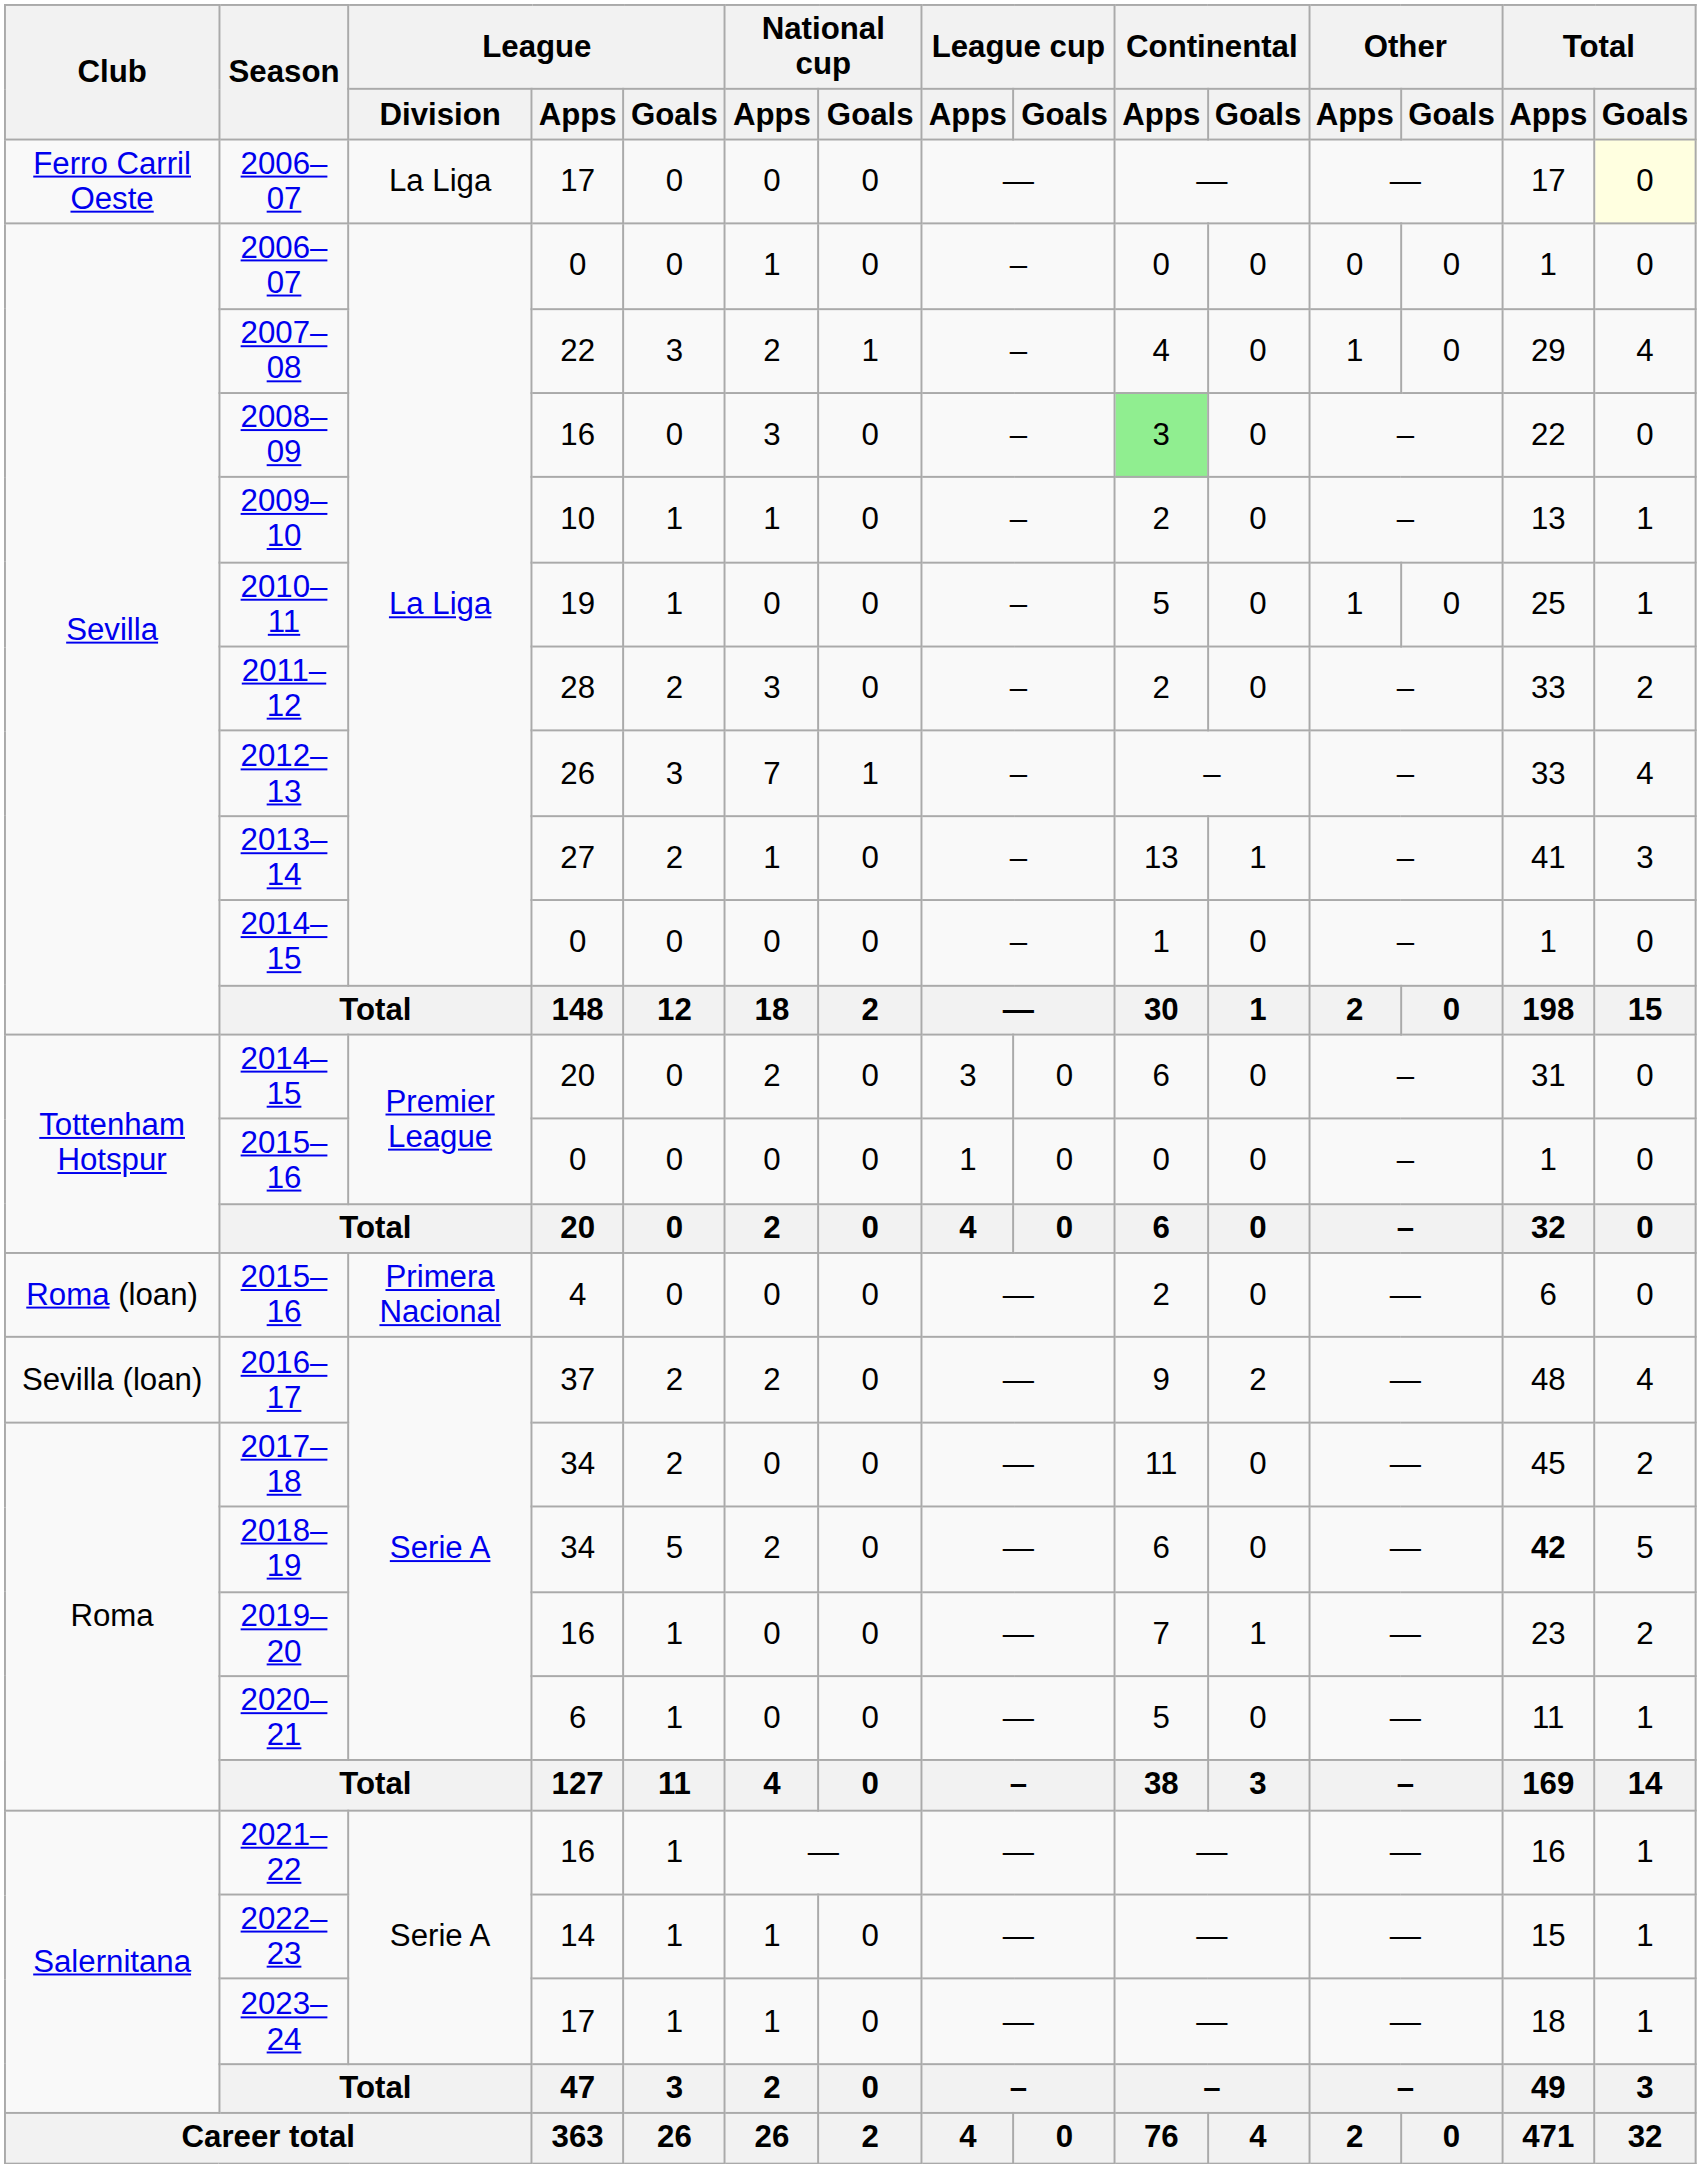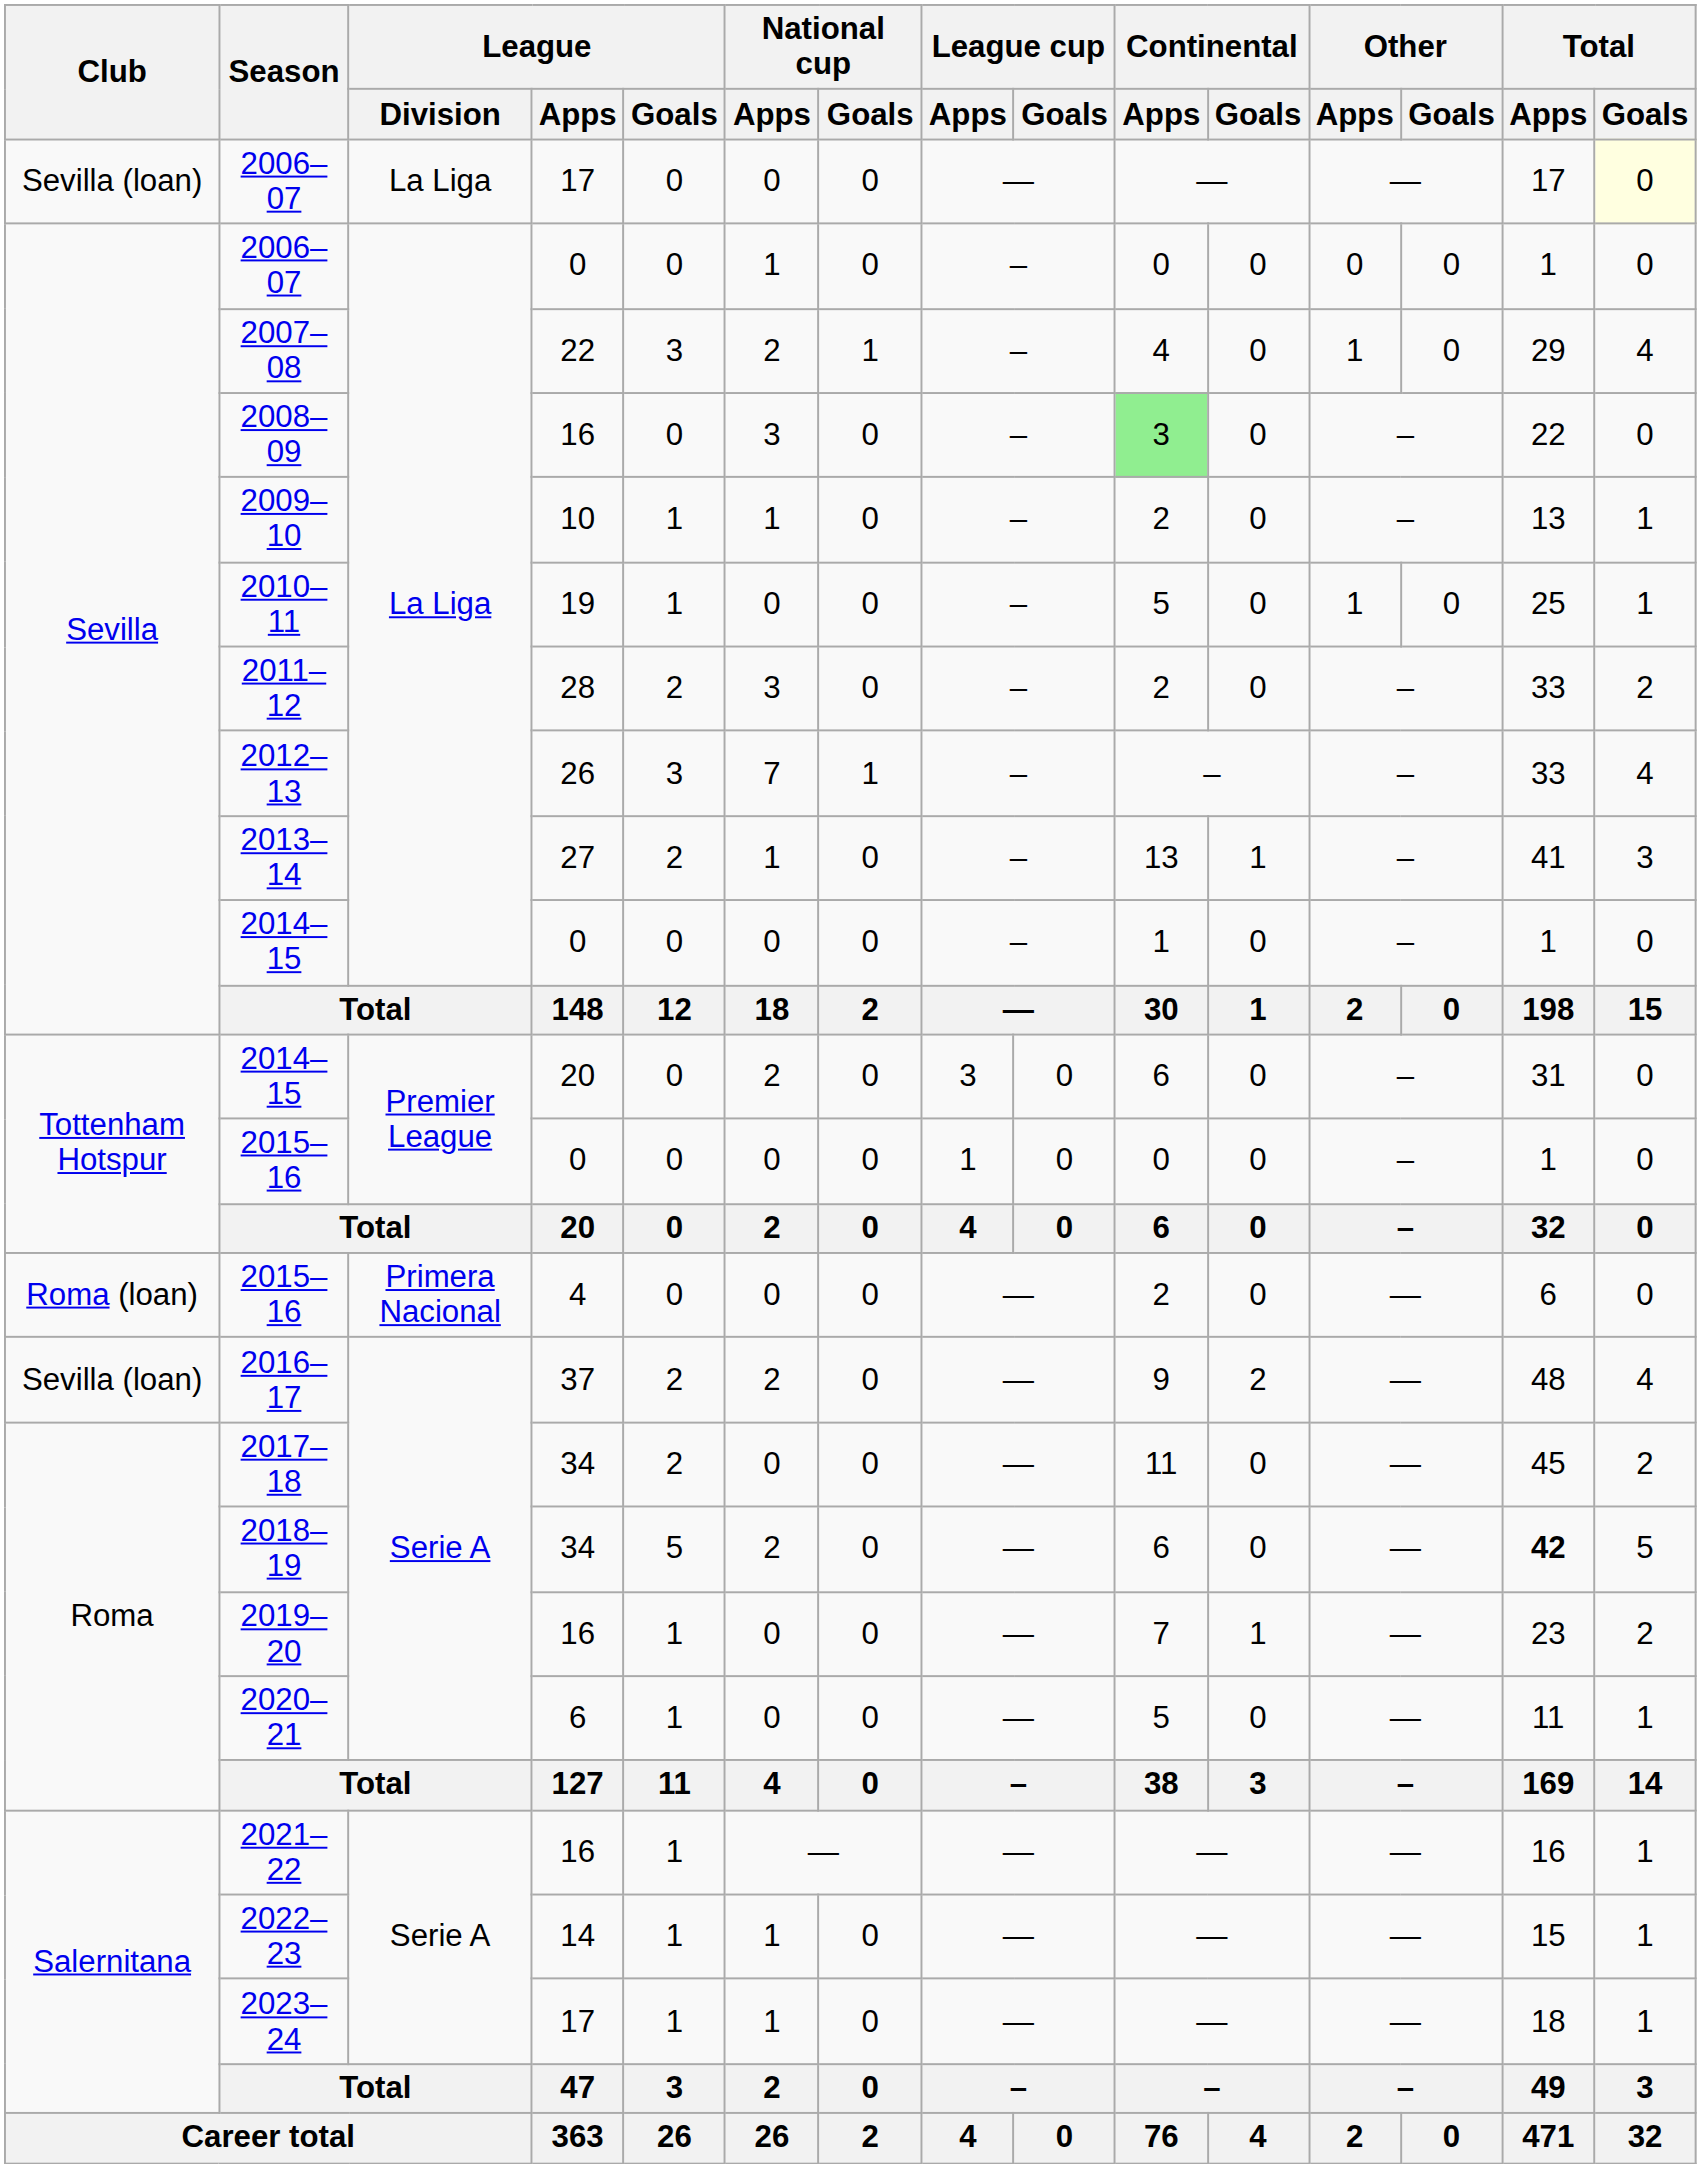(112, 180) Ferro Carril Oeste -> (112, 180) Sevilla (loan)
